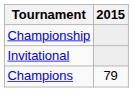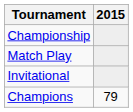+ row: (39, 55)
